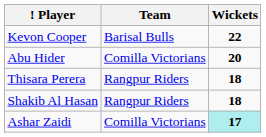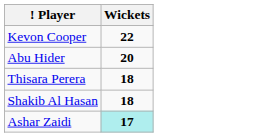- column: (155, 15)
